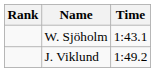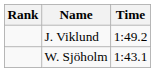rows swapped: (76, 36) <-> (72, 57)
